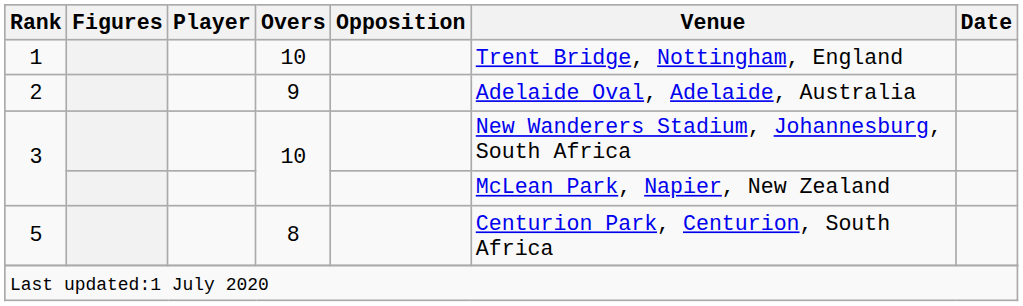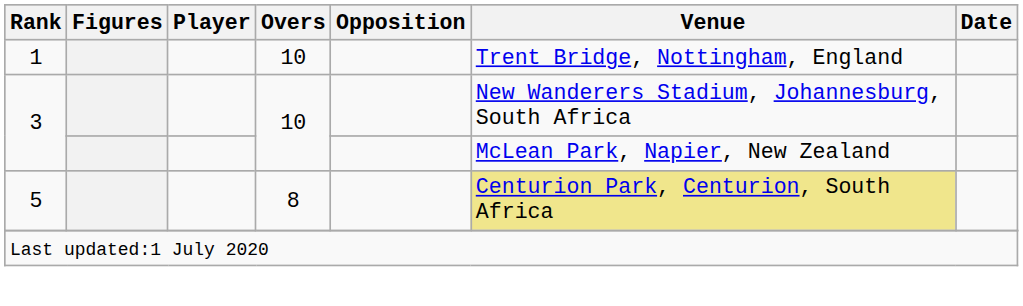- row: (36, 93)
(683, 236) no background -> (683, 200) khaki background
